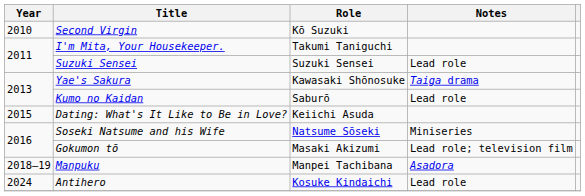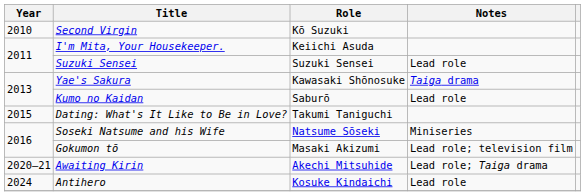(342, 47) Takumi Taniguchi -> (333, 47) Keiichi Asuda
(333, 115) Keiichi Asuda -> (342, 115) Takumi Taniguchi
- row: (78, 165)
+ row: (99, 165)
